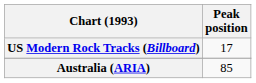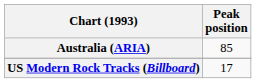rows swapped: (103, 68) <-> (103, 48)
